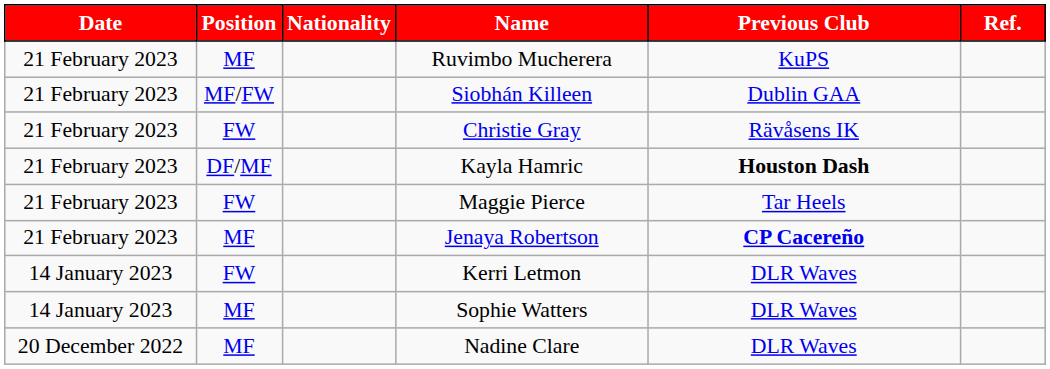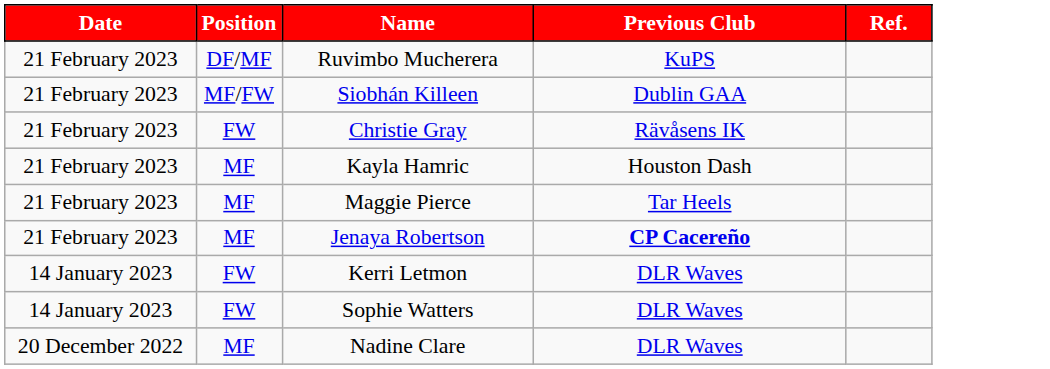- column: (339, 22)
(239, 58) MF -> (239, 58) DF/MF
(239, 166) DF/MF -> (239, 166) MF
(804, 166) bold -> (690, 166) normal
(239, 202) FW -> (239, 202) MF
(239, 309) MF -> (239, 309) FW
